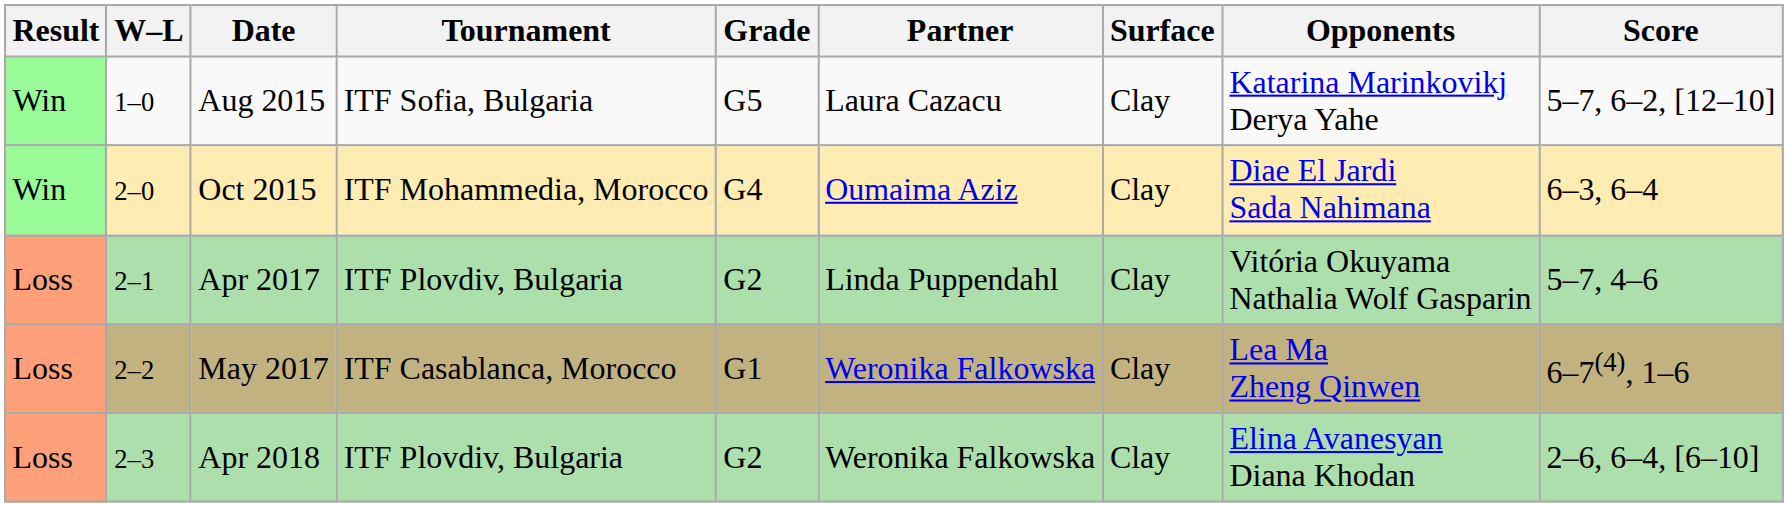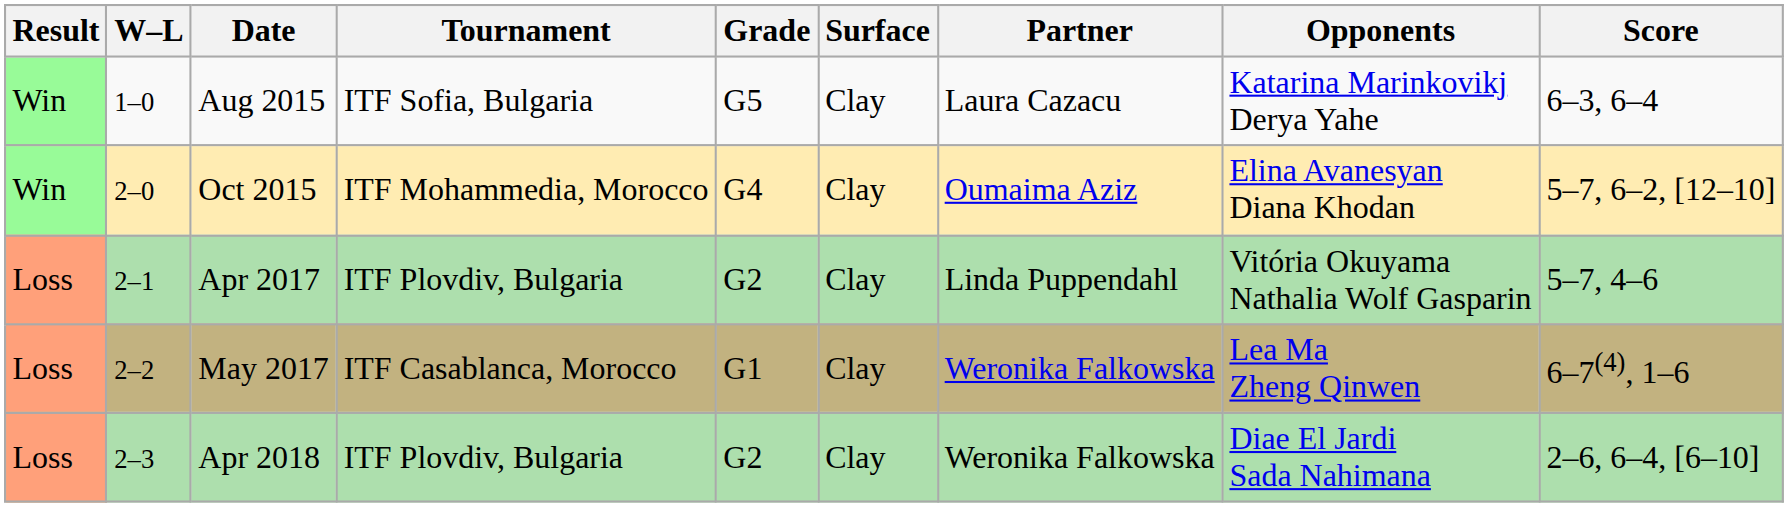columns swapped: (1162, 29) <-> (960, 29)
(1661, 100) 5–7, 6–2, [12–10] -> (1602, 100) 6–3, 6–4
(1330, 189) Diae El Jardi Sada Nahimana -> (1336, 189) Elina Avanesyan Diana Khodan
(1602, 189) 6–3, 6–4 -> (1661, 189) 5–7, 6–2, [12–10]
(1336, 456) Elina Avanesyan Diana Khodan -> (1330, 456) Diae El Jardi Sada Nahimana
